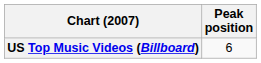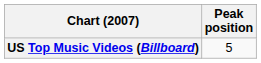(229, 48) 6 -> (229, 48) 5
